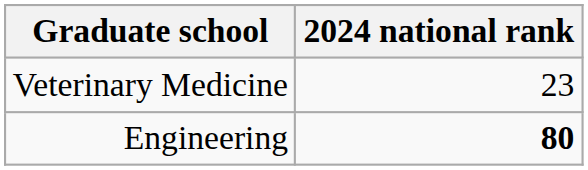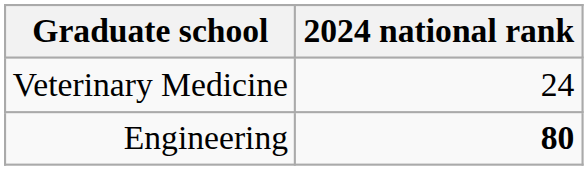(557, 84) 23 -> (557, 84) 24
